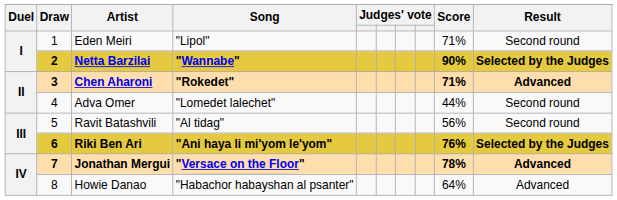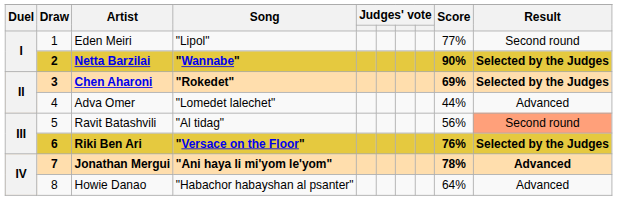(454, 41) 71% -> (454, 41) 77%
(454, 82) 71% -> (454, 82) 69%
(542, 82) Advanced -> (542, 82) Selected by the Judges
(542, 103) Second round -> (542, 103) Advanced
(542, 123) no background -> (542, 123) lightsalmon background
(254, 144) "Ani haya li mi'yom le'yom" -> (240, 144) "Versace on the Floor"
(240, 164) "Versace on the Floor" -> (254, 164) "Ani haya li mi'yom le'yom"
